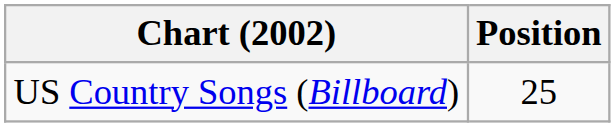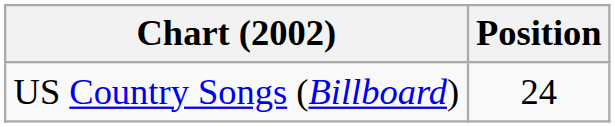(539, 91) 25 -> (539, 91) 24
